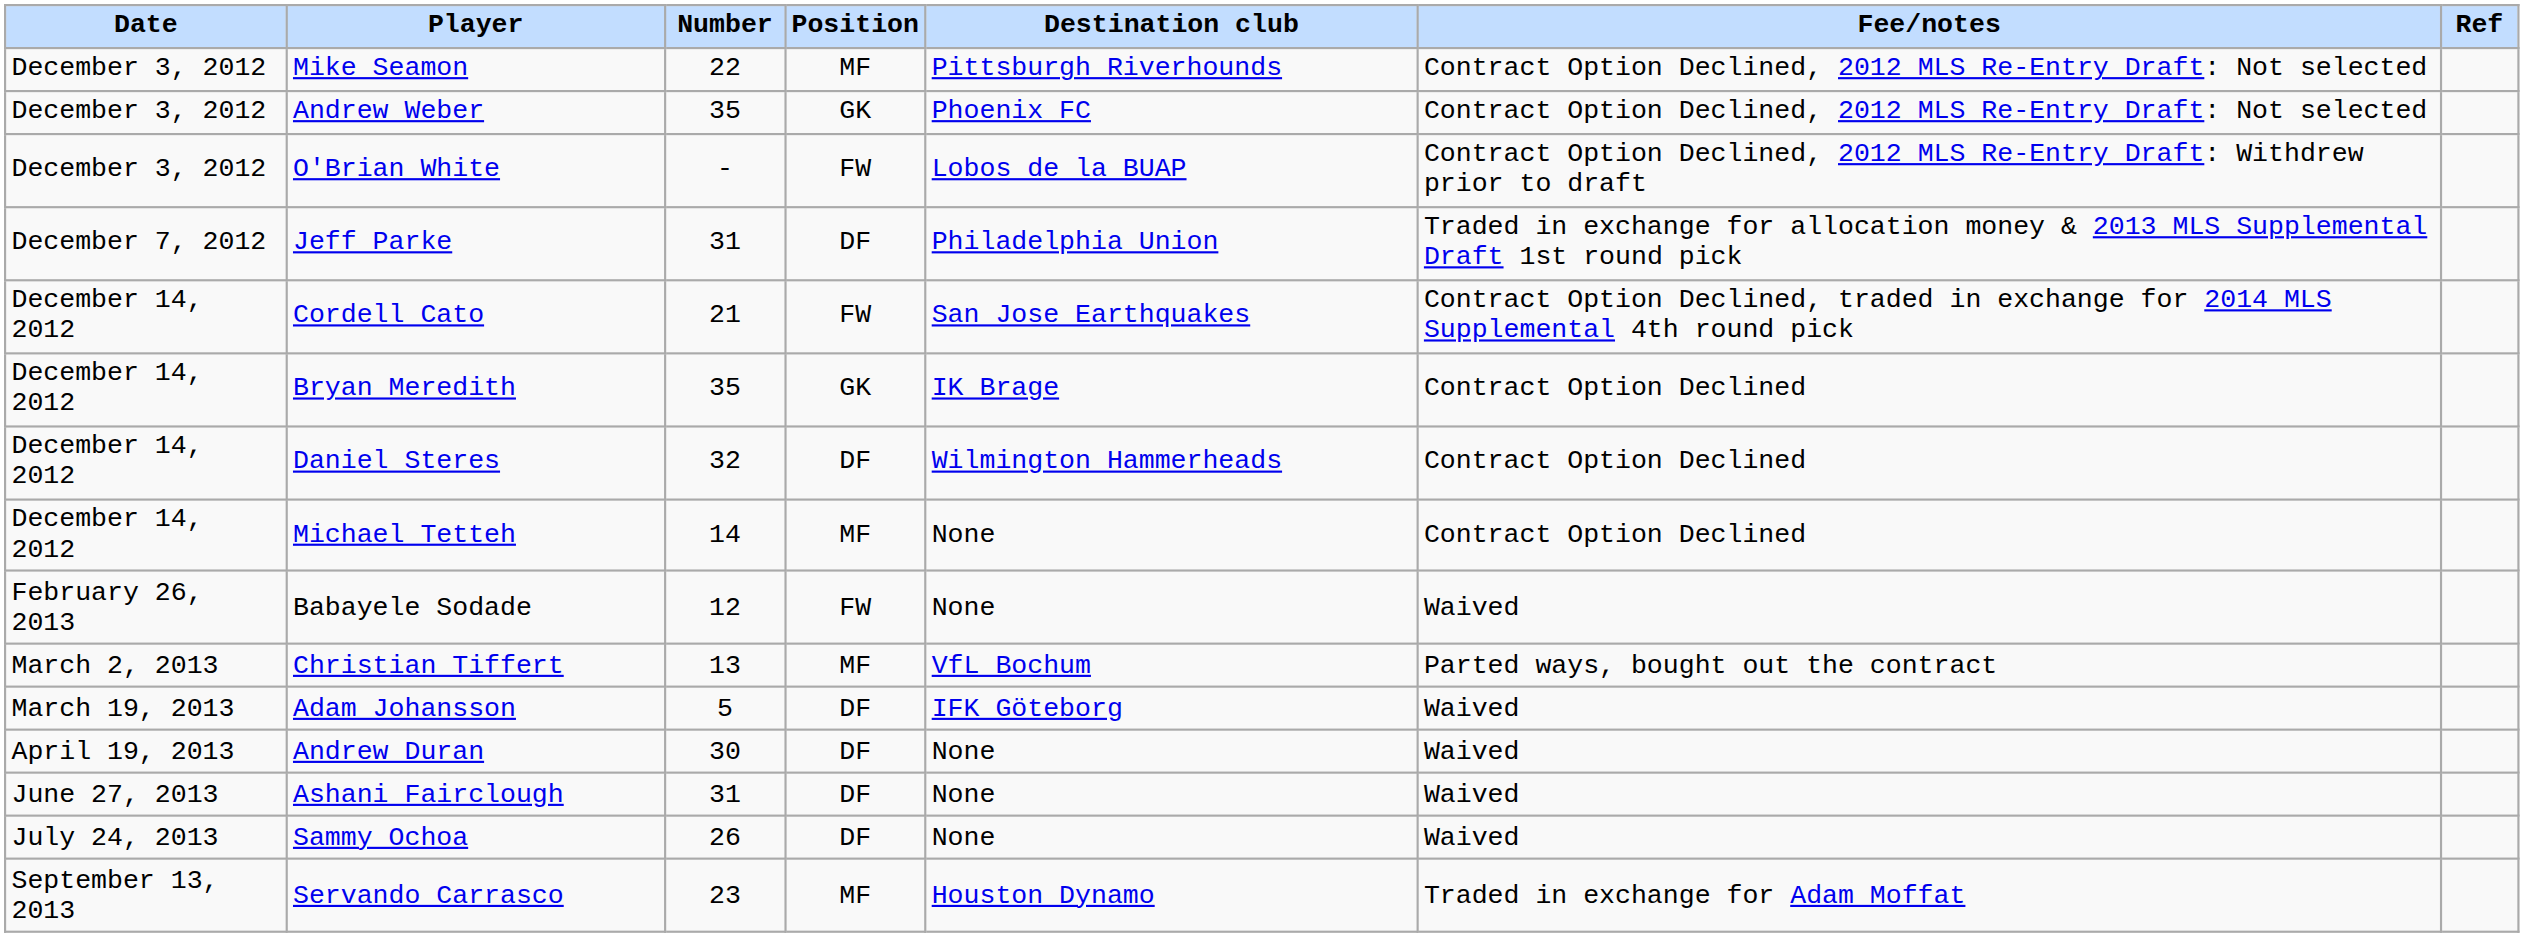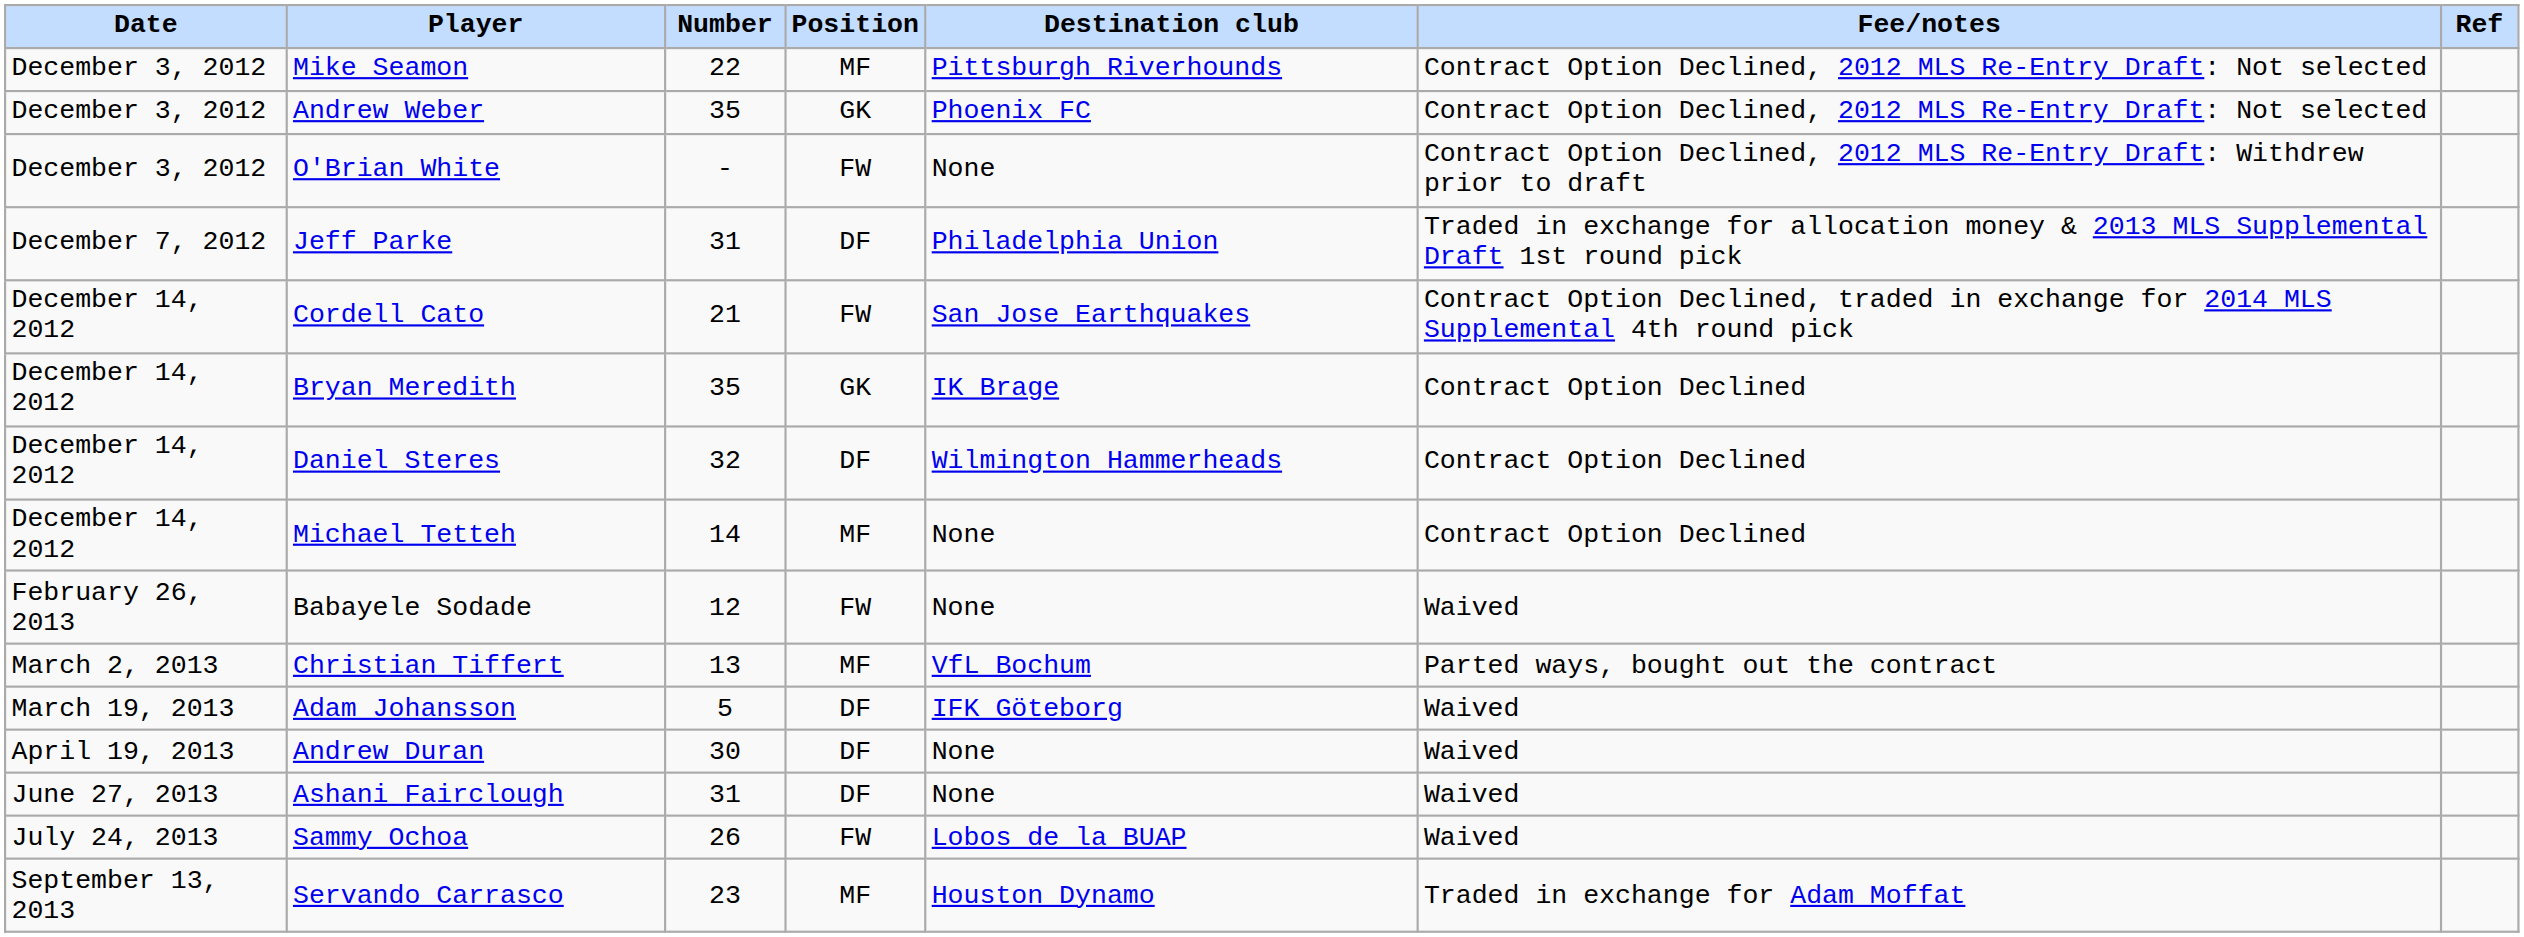(1059, 170) Lobos de la BUAP -> (964, 170) None
(855, 838) DF -> (855, 838) FW
(964, 838) None -> (1059, 838) Lobos de la BUAP
